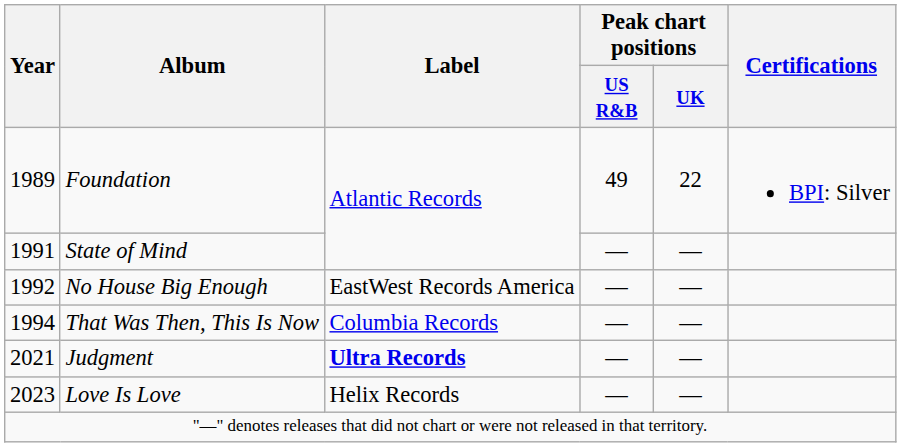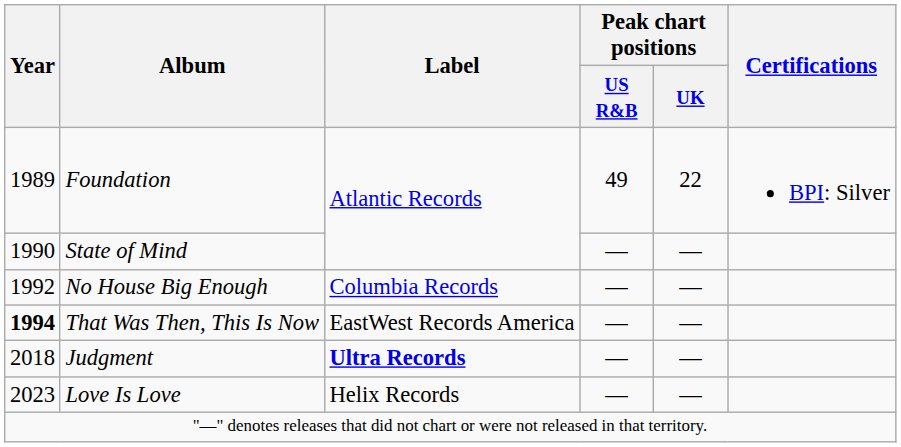(32, 250) 1991 -> (32, 250) 1990
(452, 286) EastWest Records America -> (414, 286) Columbia Records
(32, 322) normal -> (32, 322) bold
(414, 322) Columbia Records -> (452, 322) EastWest Records America
(32, 358) 2021 -> (32, 358) 2018
